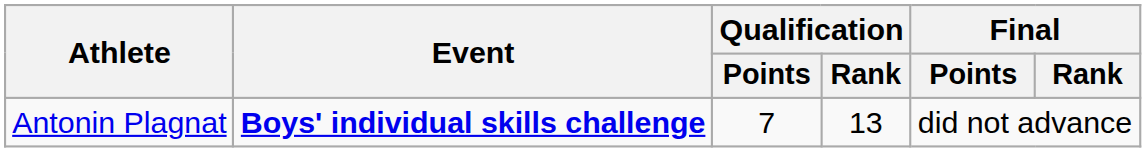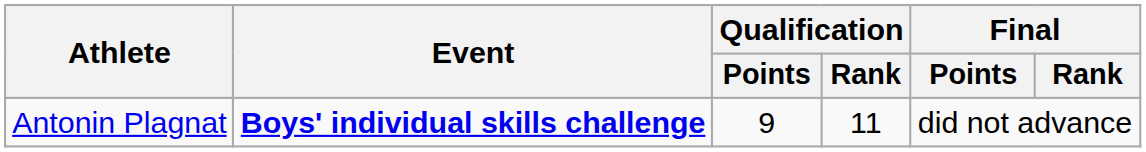(767, 123) 7 -> (767, 123) 9
(866, 123) 13 -> (866, 123) 11
